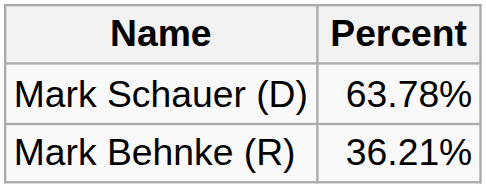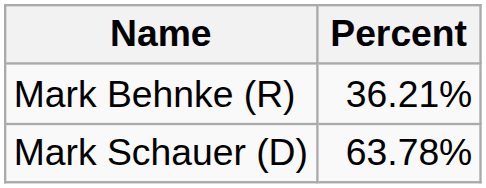rows swapped: (161, 93) <-> (155, 152)
